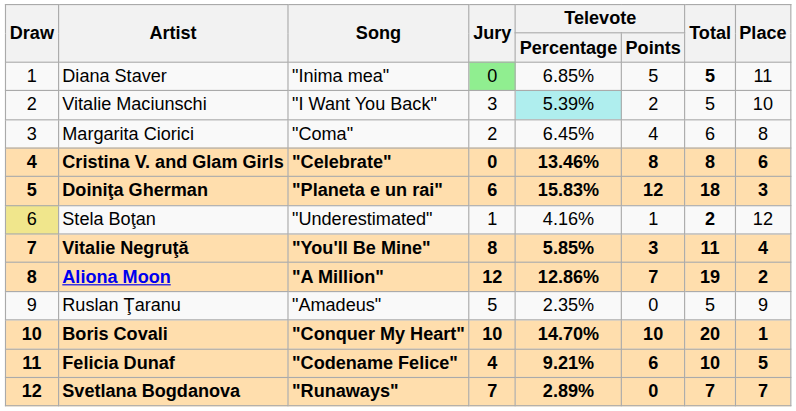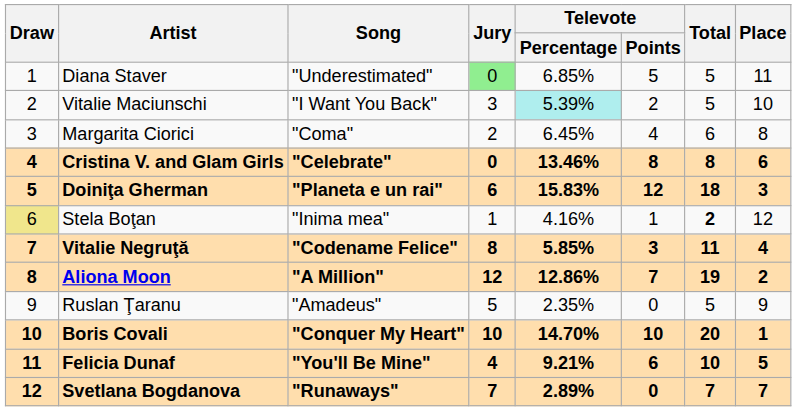(341, 76) "Inima mea" -> (362, 76) "Underestimated"
(710, 76) bold -> (710, 76) normal
(362, 219) "Underestimated" -> (341, 219) "Inima mea"
(361, 248) "You'll Be Mine" -> (375, 248) "Codename Felice"
(375, 362) "Codename Felice" -> (361, 362) "You'll Be Mine"
